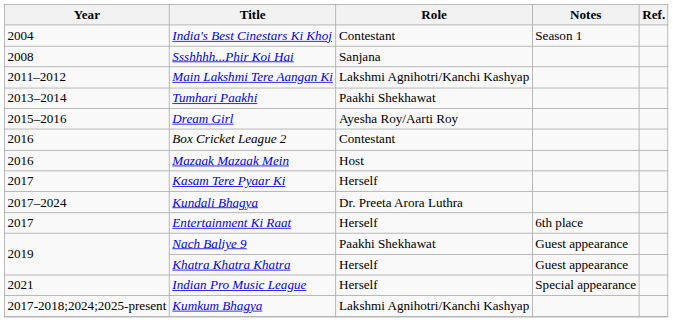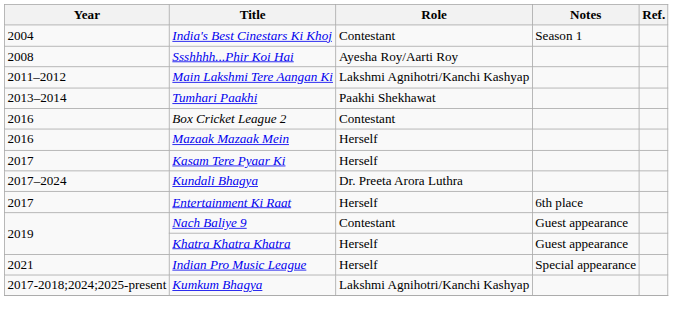(360, 56) Sanjana -> (399, 56) Ayesha Roy/Aarti Roy
- row: (203, 118)
(351, 160) Host -> (358, 139) Herself
(387, 243) Paakhi Shekhawat -> (367, 222) Contestant
